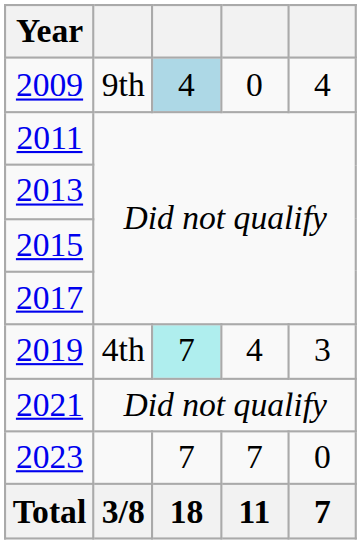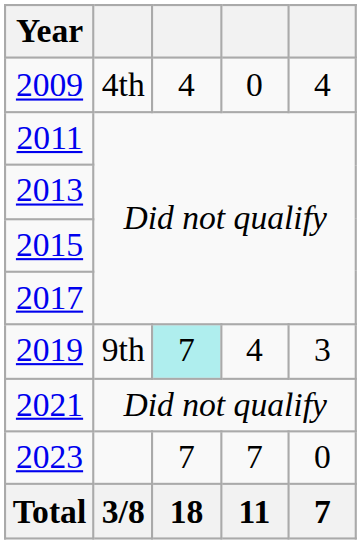(123, 84) 9th -> (123, 84) 4th
(186, 84) lightblue background -> (186, 84) no background
(123, 350) 4th -> (123, 350) 9th
